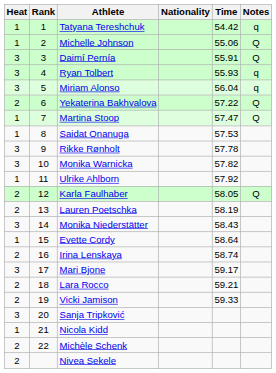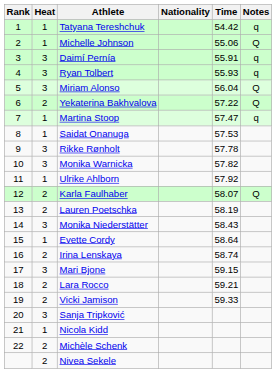columns swapped: (43, 12) <-> (17, 12)
(256, 58) Q -> (256, 58) q
(256, 88) q -> (256, 88) Q
(256, 118) Q -> (256, 118) q
(226, 194) 58.05 -> (226, 194) 58.07
(226, 270) 59.17 -> (226, 270) 59.15
